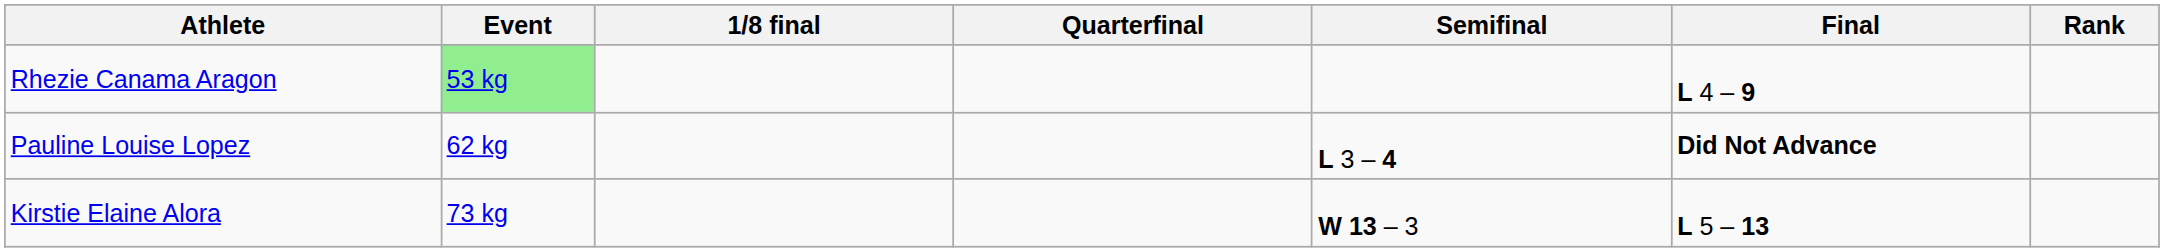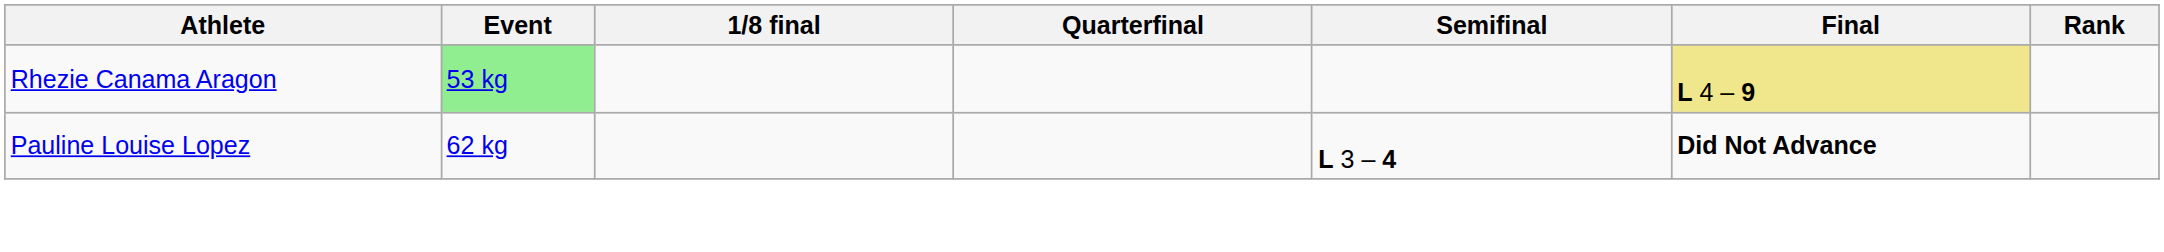(1716, 92) no background -> (1716, 92) khaki background
- row: (116, 213)
